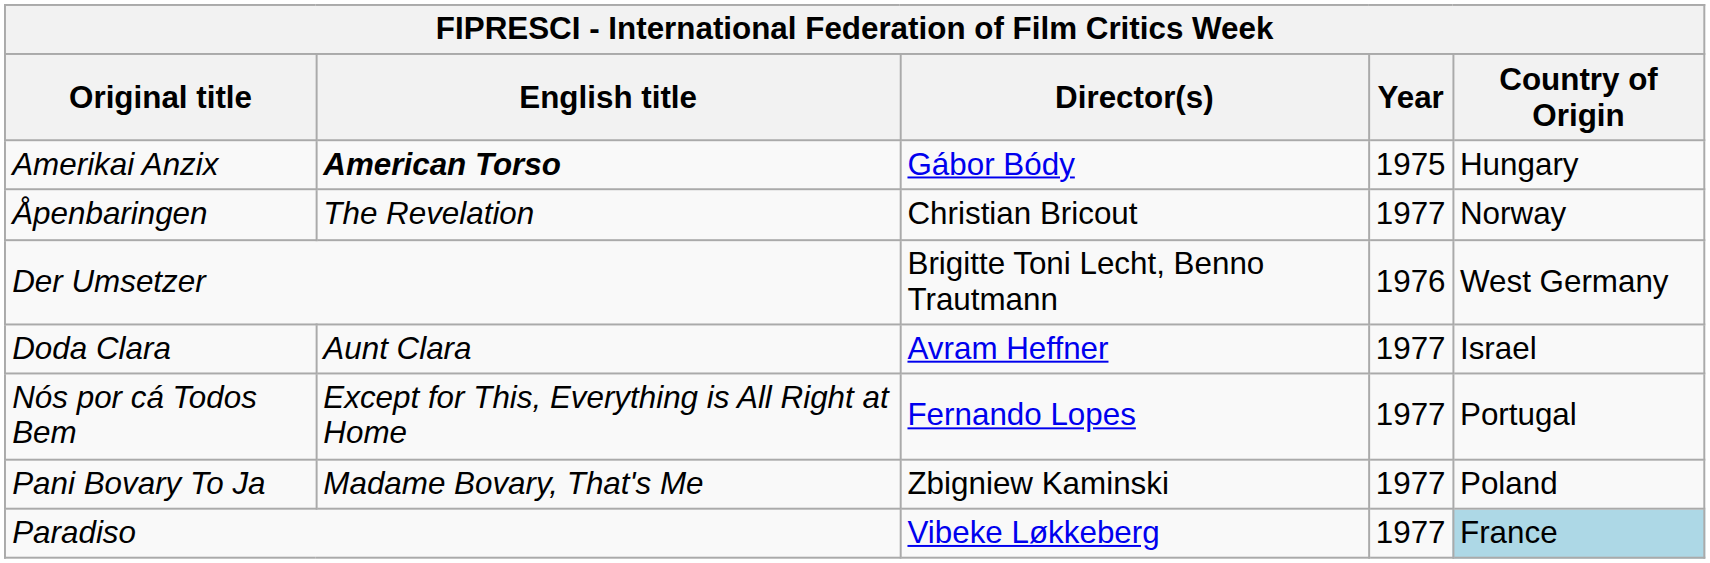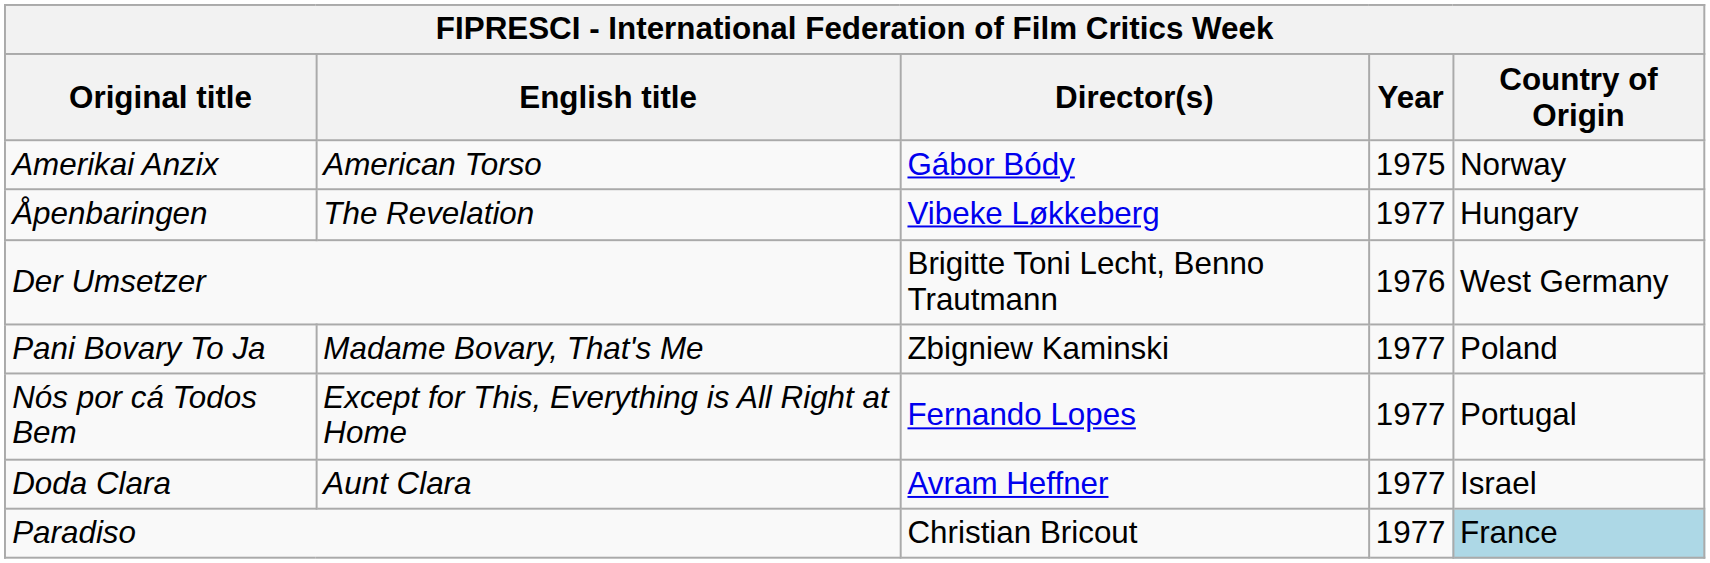(442, 164) bold -> (433, 164) normal
(1519, 164) Hungary -> (1513, 164) Norway
(1022, 213) Christian Bricout -> (1034, 213) Vibeke Løkkeberg
(1513, 213) Norway -> (1519, 213) Hungary
rows swapped: (92, 348) <-> (139, 483)
(1034, 533) Vibeke Løkkeberg -> (1022, 533) Christian Bricout
